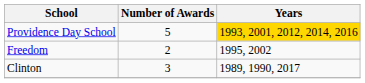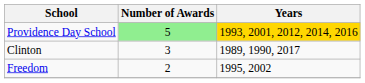(168, 31) no background -> (168, 31) lightgreen background
rows swapped: (24, 68) <-> (27, 50)
